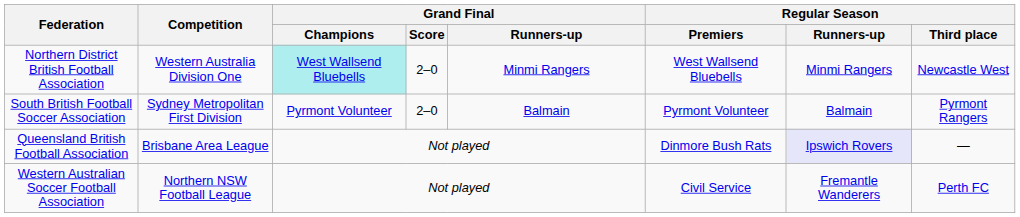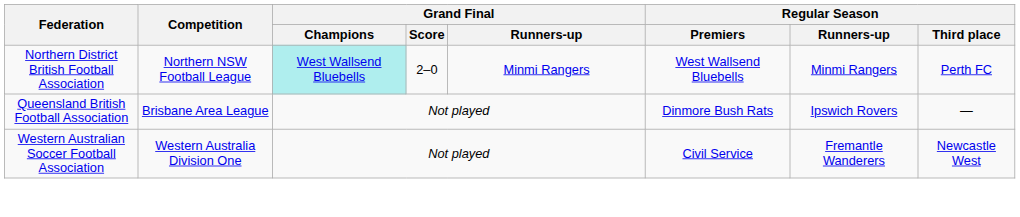(205, 69) Western Australia Division One -> (205, 69) Northern NSW Football League
(963, 69) Newcastle West -> (966, 69) Perth FC
- row: (71, 111)
(849, 146) lavender background -> (854, 111) no background
(205, 188) Northern NSW Football League -> (205, 153) Western Australia Division One
(963, 188) Perth FC -> (966, 153) Newcastle West
